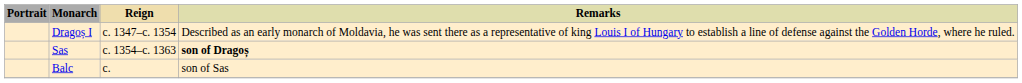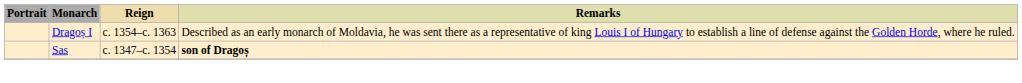(139, 31) c. 1347–c. 1354 -> (139, 31) c. 1354–c. 1363
(139, 50) c. 1354–c. 1363 -> (139, 50) c. 1347–c. 1354
- row: (63, 68)
